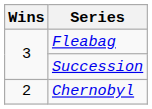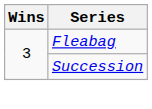- row: (93, 91)
